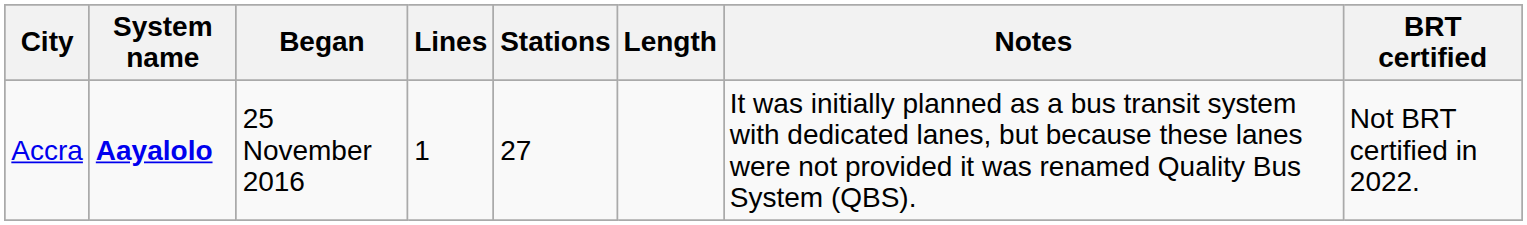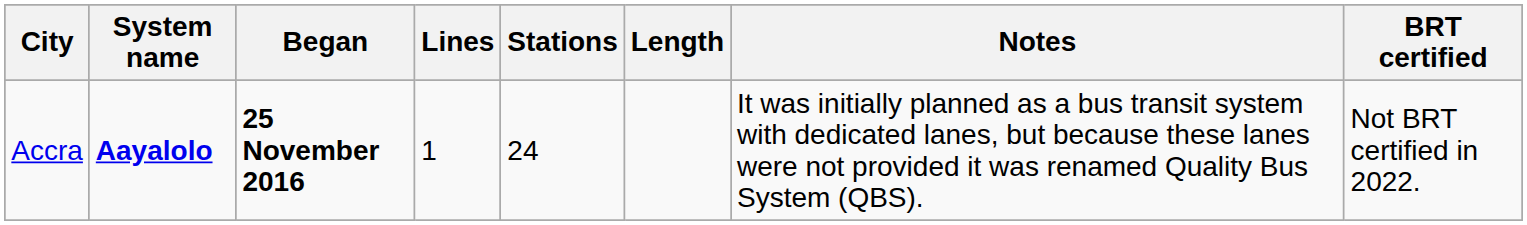(307, 149) normal -> (311, 149) bold
(516, 149) 27 -> (523, 149) 24
